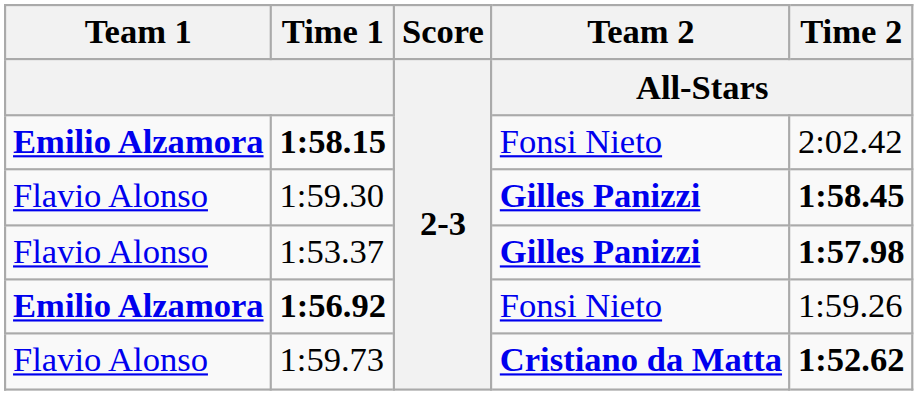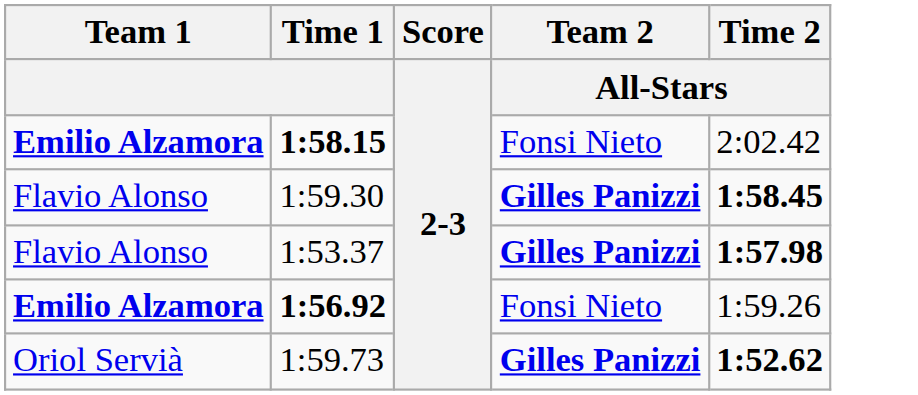(110, 360) Flavio Alonso -> (98, 360) Oriol Servià
(641, 360) Cristiano da Matta -> (600, 360) Gilles Panizzi
